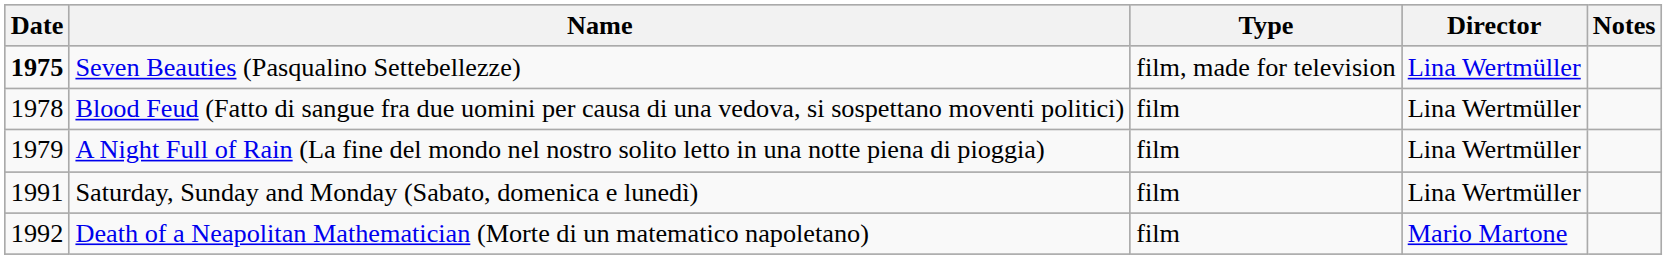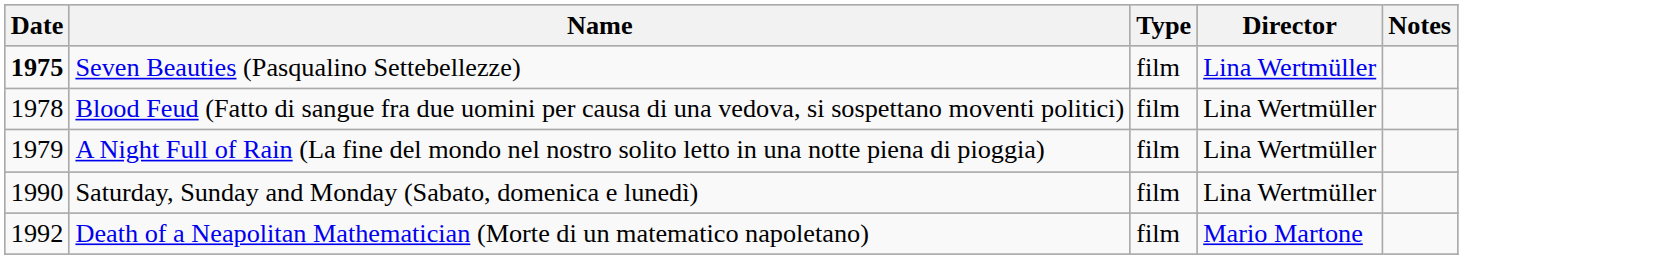(1266, 66) film, made for television -> (1158, 66) film
(37, 191) 1991 -> (37, 191) 1990
